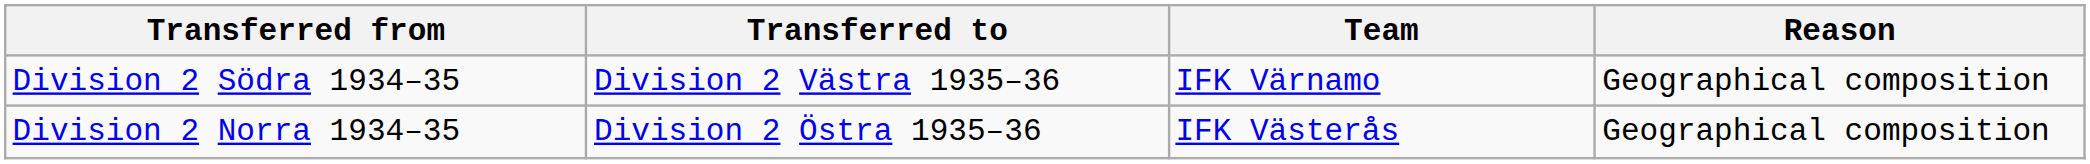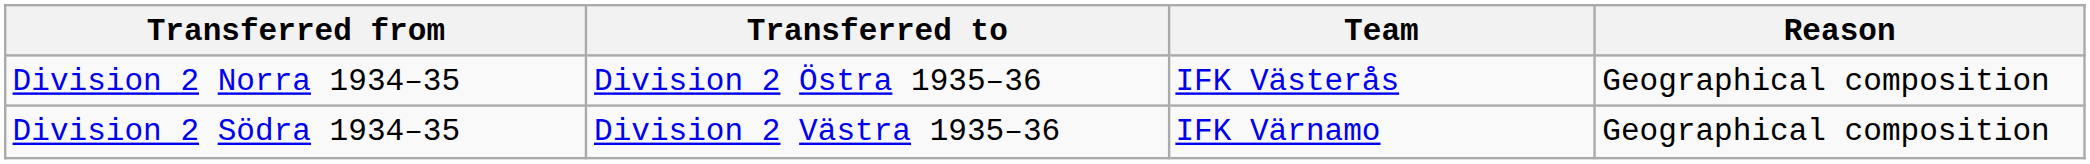rows swapped: (236, 132) <-> (236, 81)
